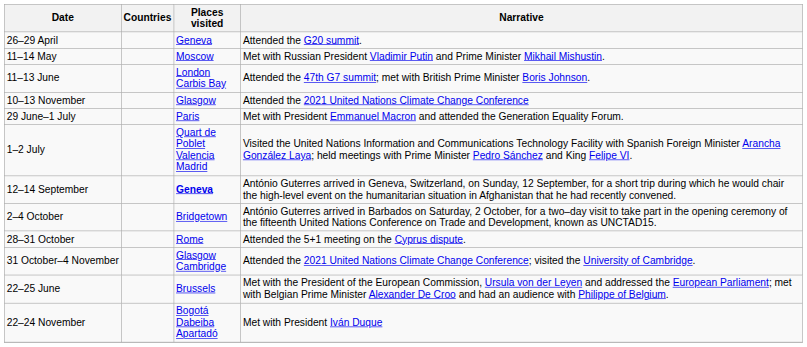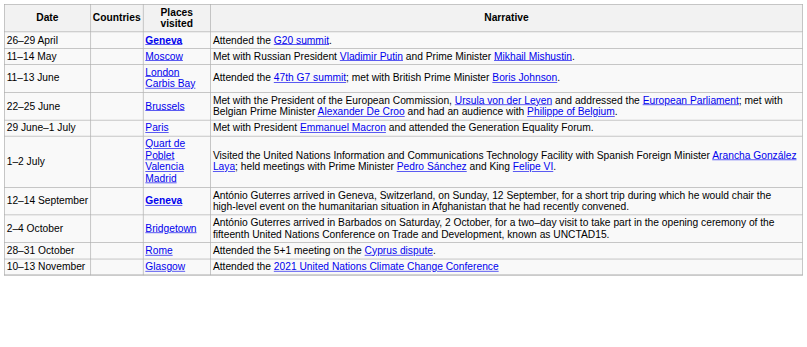(194, 40) normal -> (164, 40) bold
rows swapped: (33, 289) <-> (46, 100)
- row: (63, 261)
- row: (46, 322)
